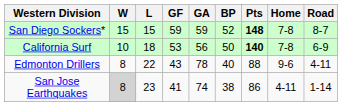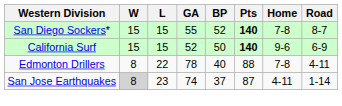- column: (175, 13)
(202, 30) 59 -> (191, 30) 55
(254, 30) 148 -> (248, 30) 140
(123, 47) 10 -> (134, 47) 15
(149, 47) 18 -> (162, 47) 15
(202, 47) 56 -> (191, 47) 52
(286, 47) 7-8 -> (282, 47) 9-6
(286, 64) 9-6 -> (282, 64) 7-8
(228, 87) 38 -> (220, 81) 37
(254, 87) 86 -> (248, 81) 87
